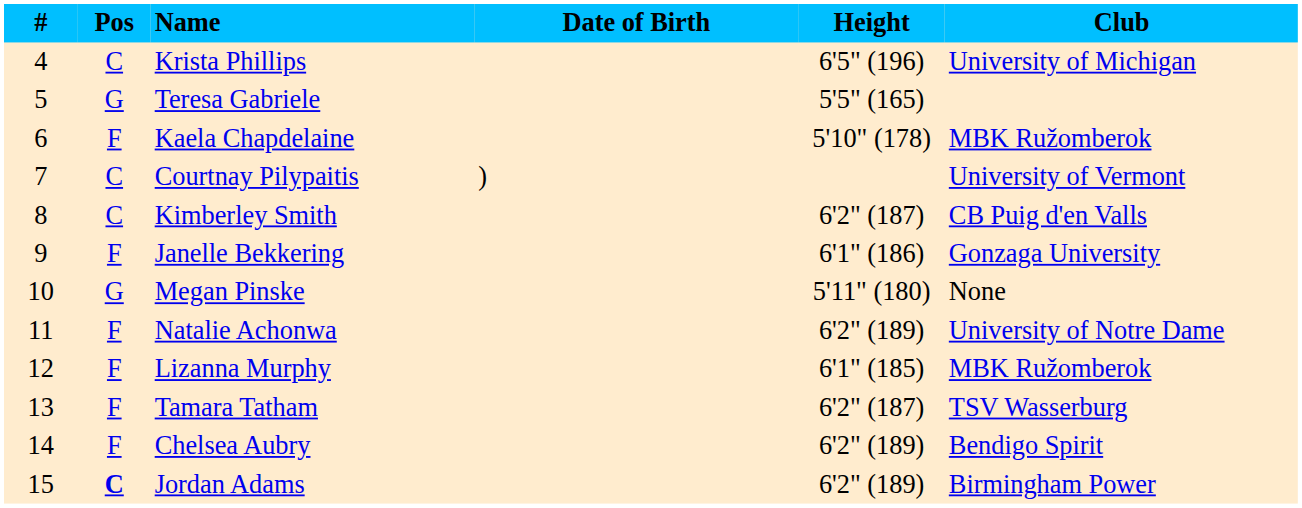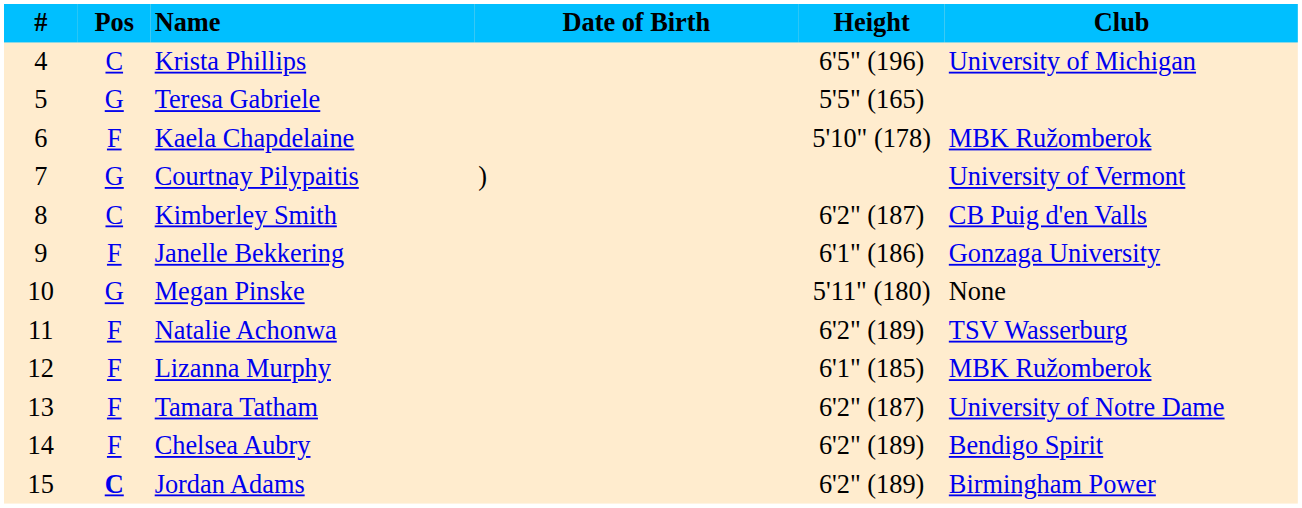(114, 176) C -> (114, 176) G
(1087, 330) University of Notre Dame -> (1038, 330) TSV Wasserburg
(1038, 407) TSV Wasserburg -> (1087, 407) University of Notre Dame
